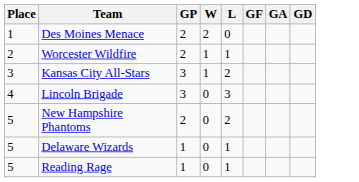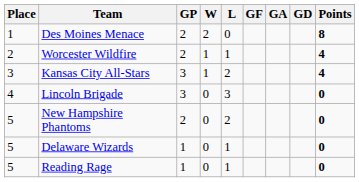+ column: (335, 14)
